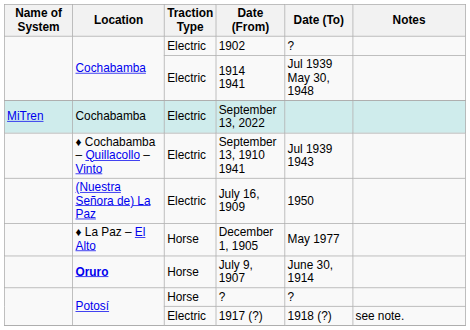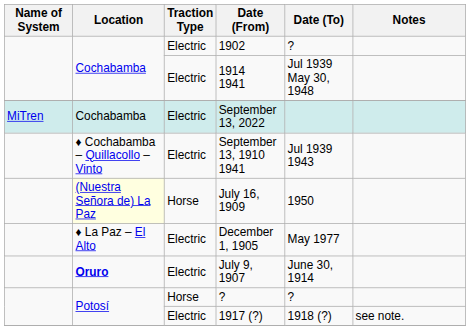(113, 201) no background -> (113, 201) lightyellow background
(187, 201) Electric -> (183, 201) Horse
(183, 239) Horse -> (187, 239) Electric
(183, 271) Horse -> (187, 271) Electric
